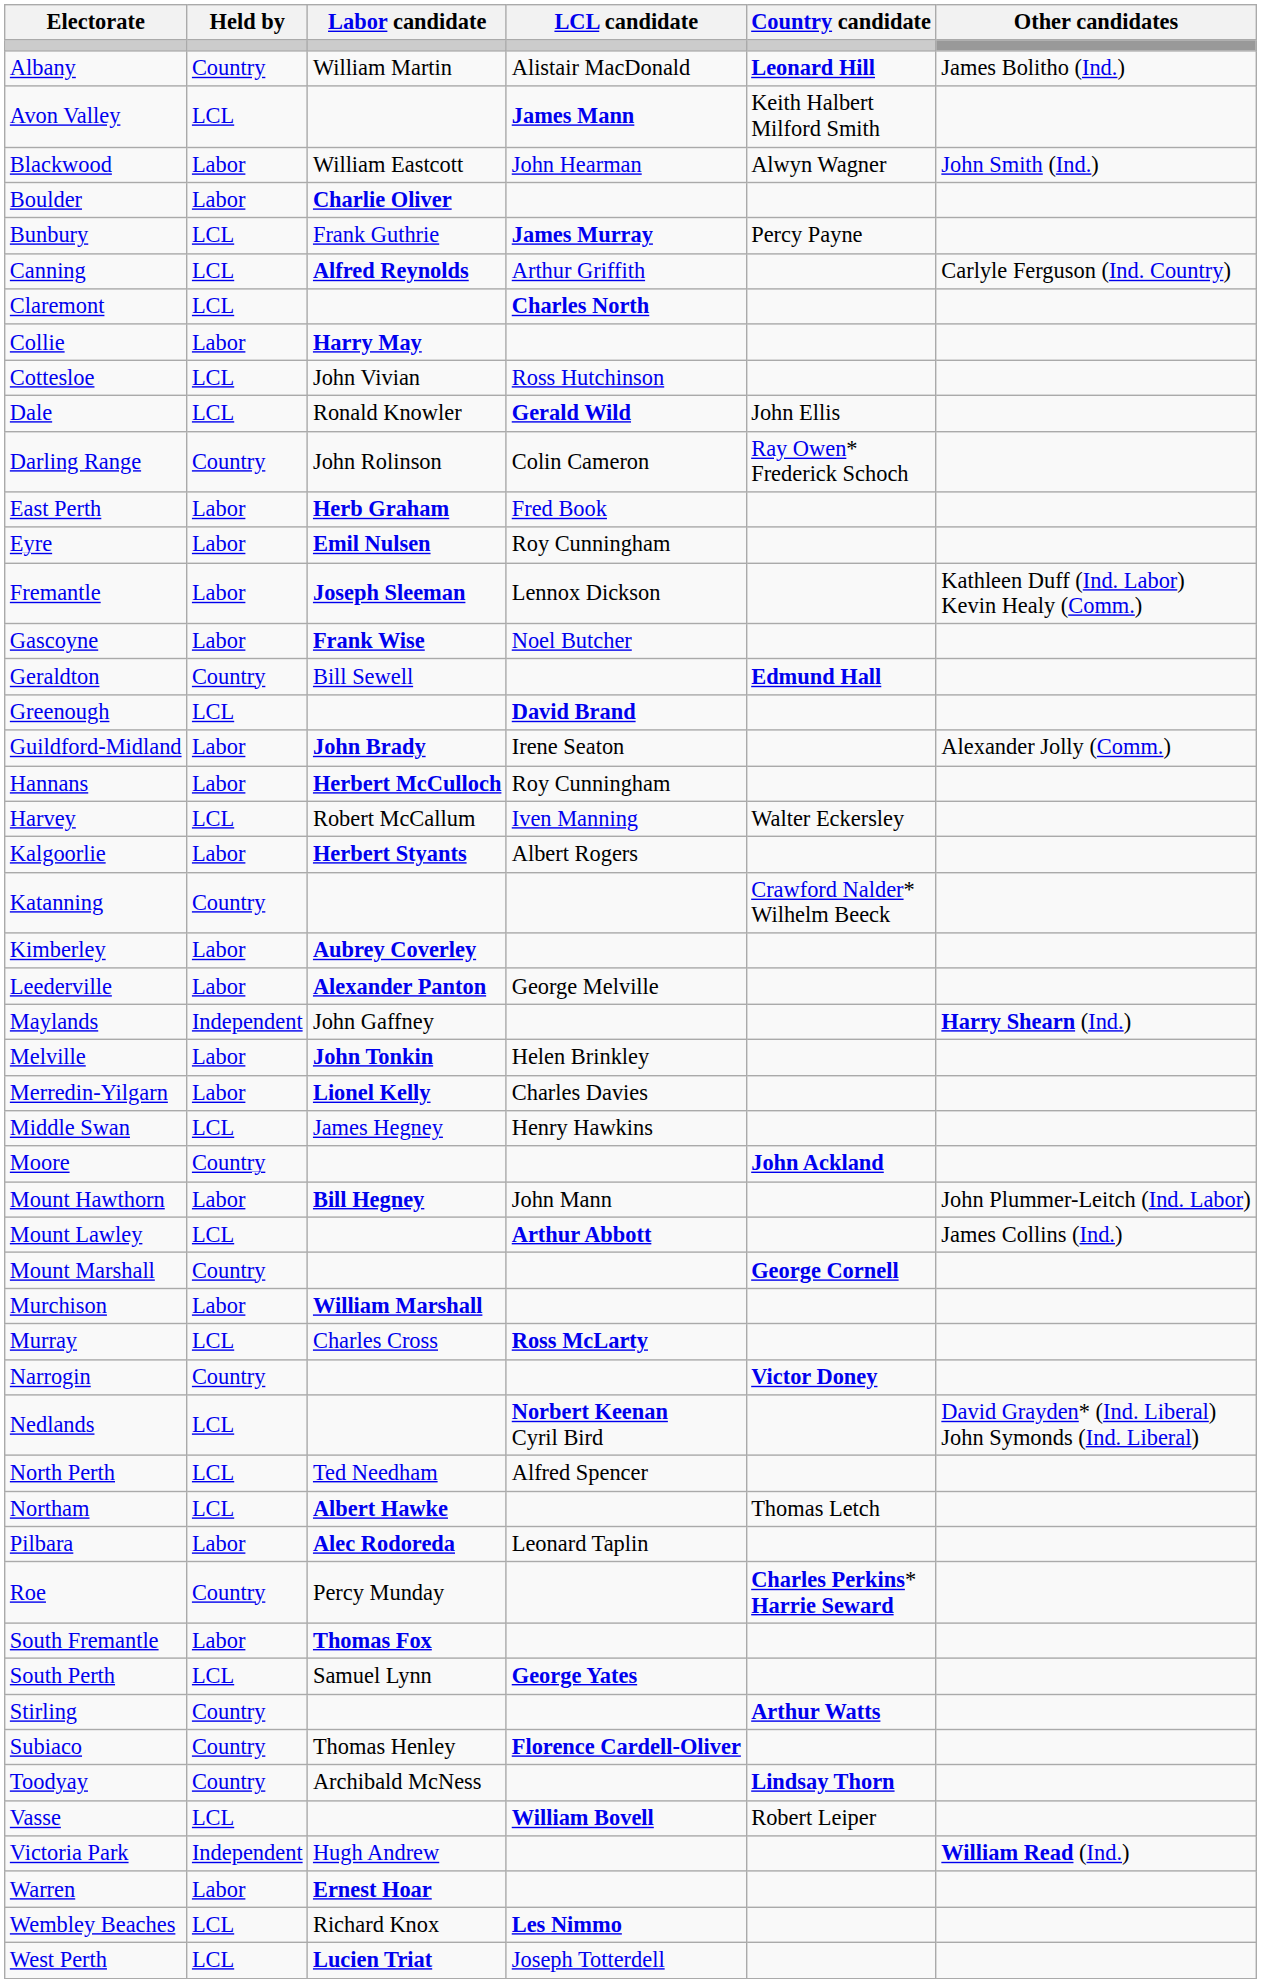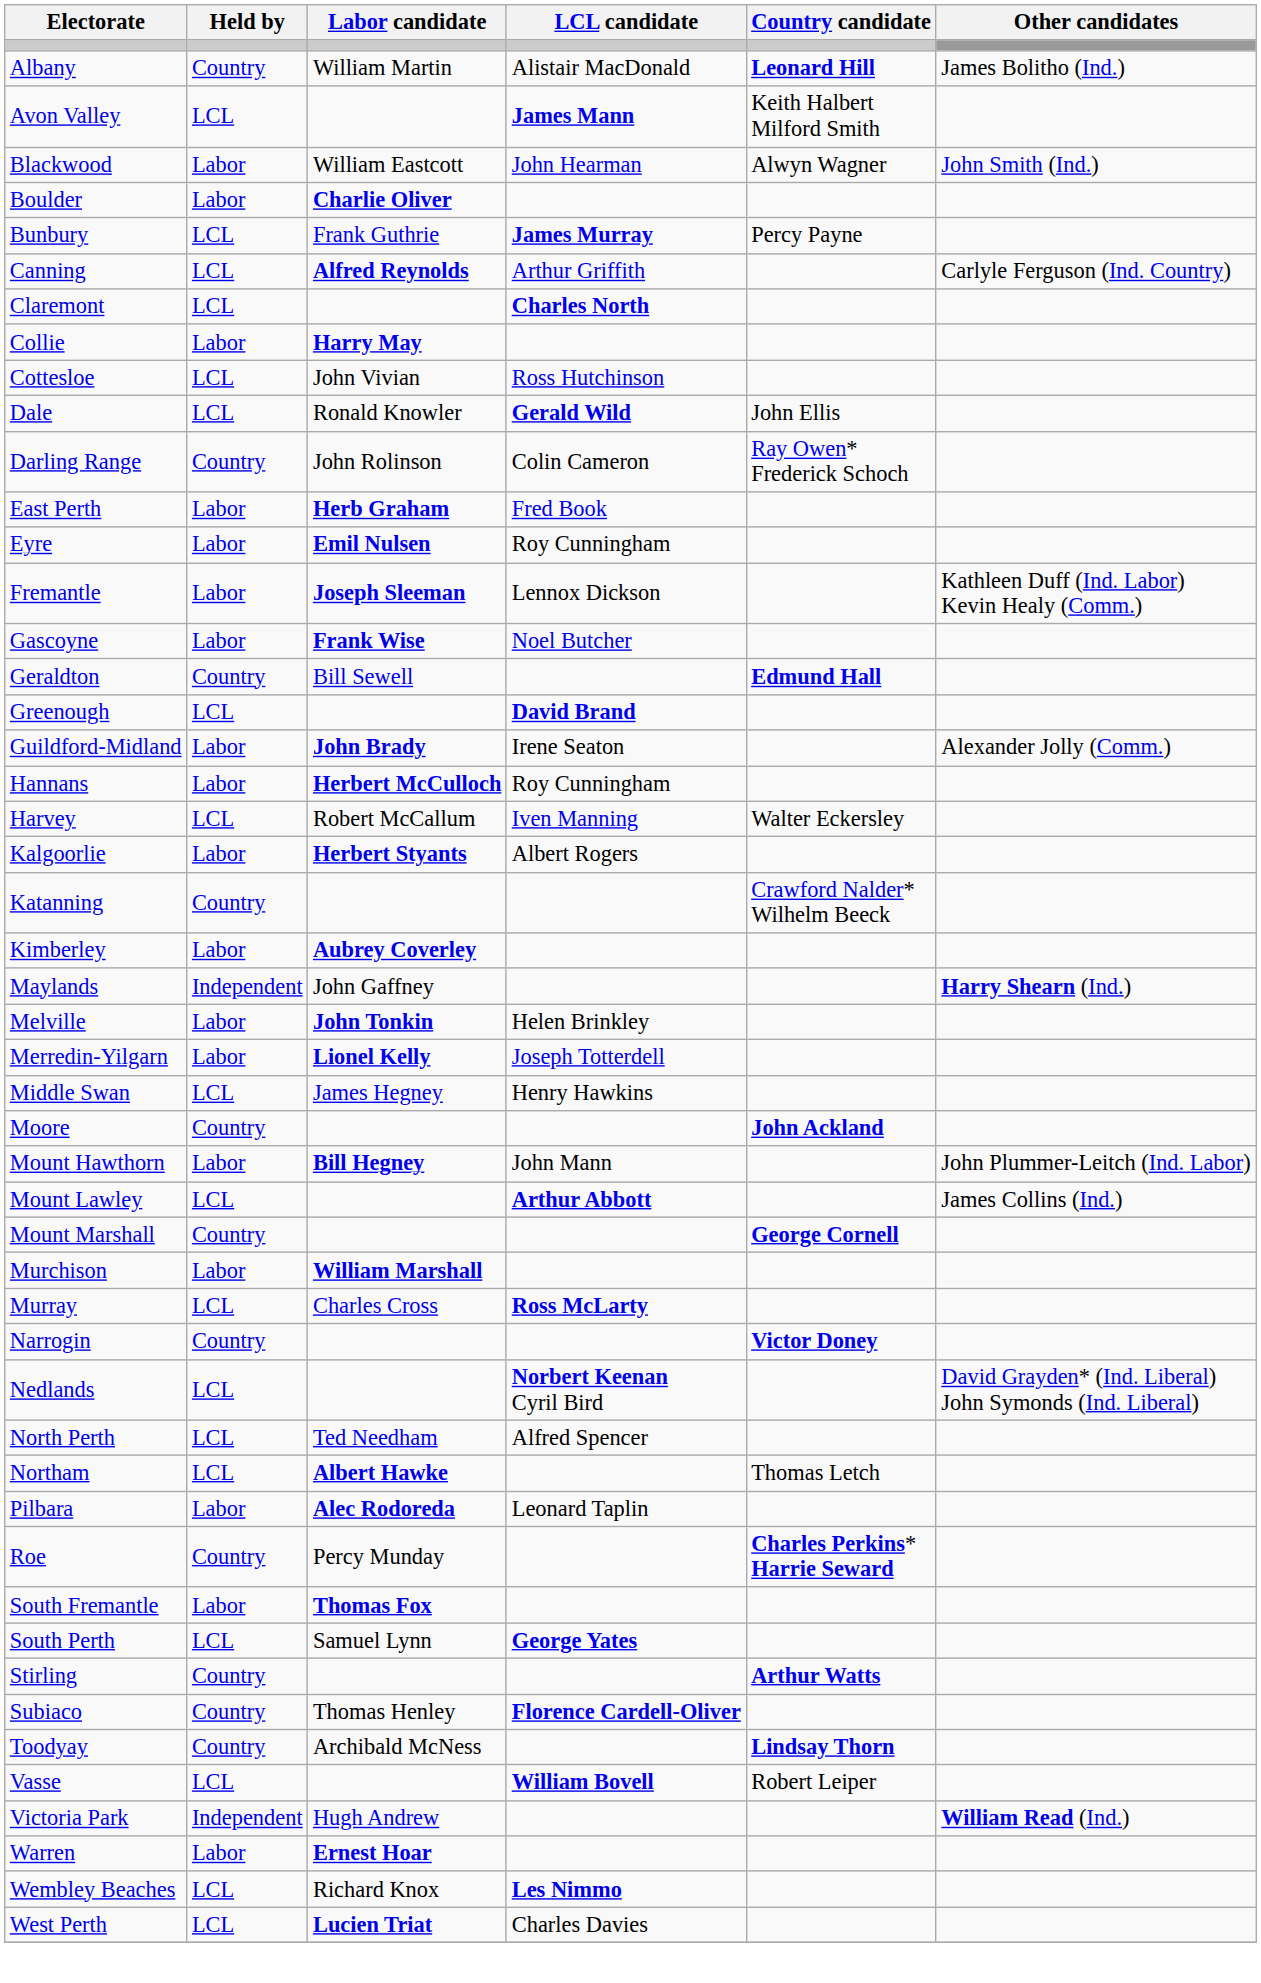- row: (61, 985)
(580, 1092) Charles Davies -> (588, 1057) Joseph Totterdell
(588, 1960) Joseph Totterdell -> (580, 1924) Charles Davies
